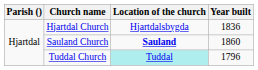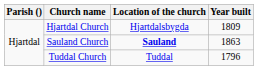(231, 27) 1836 -> (231, 27) 1809
(231, 42) 1860 -> (231, 42) 1863
(159, 57) paleturquoise background -> (159, 57) no background
